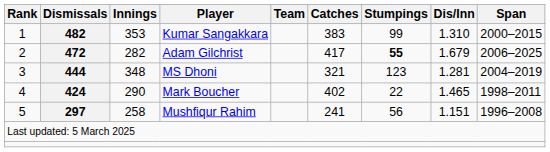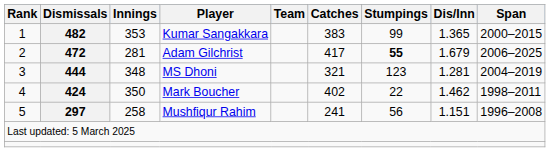(454, 33) 1.310 -> (454, 33) 1.365
(135, 53) 282 -> (135, 53) 281
(135, 92) 290 -> (135, 92) 350
(454, 92) 1.465 -> (454, 92) 1.462
